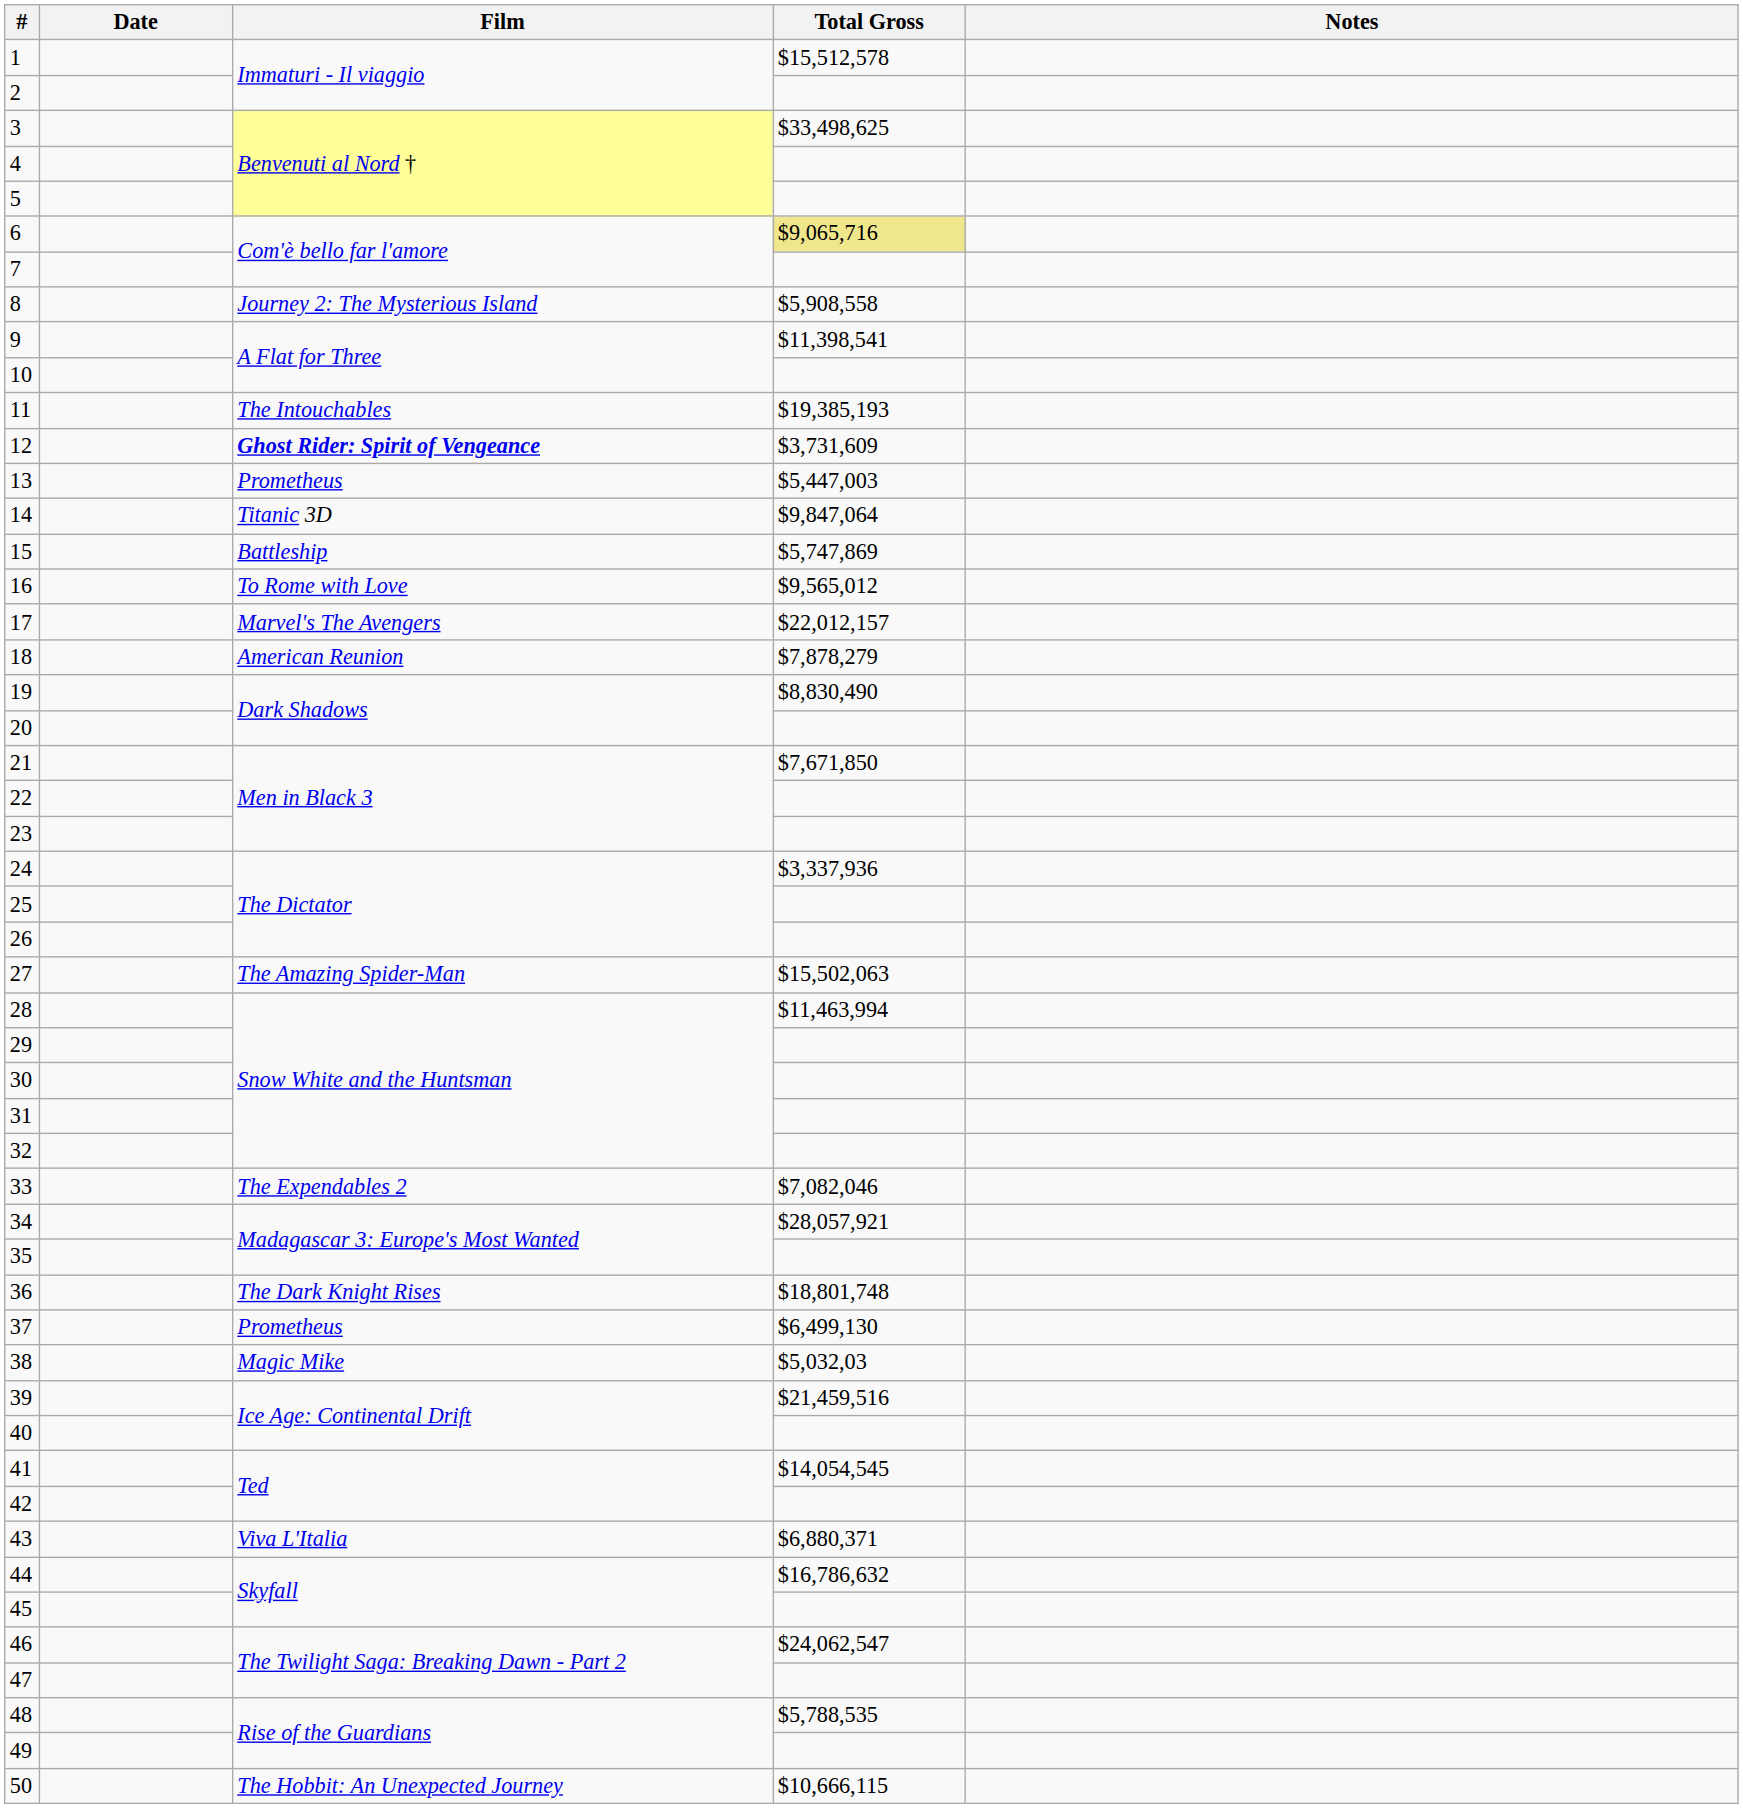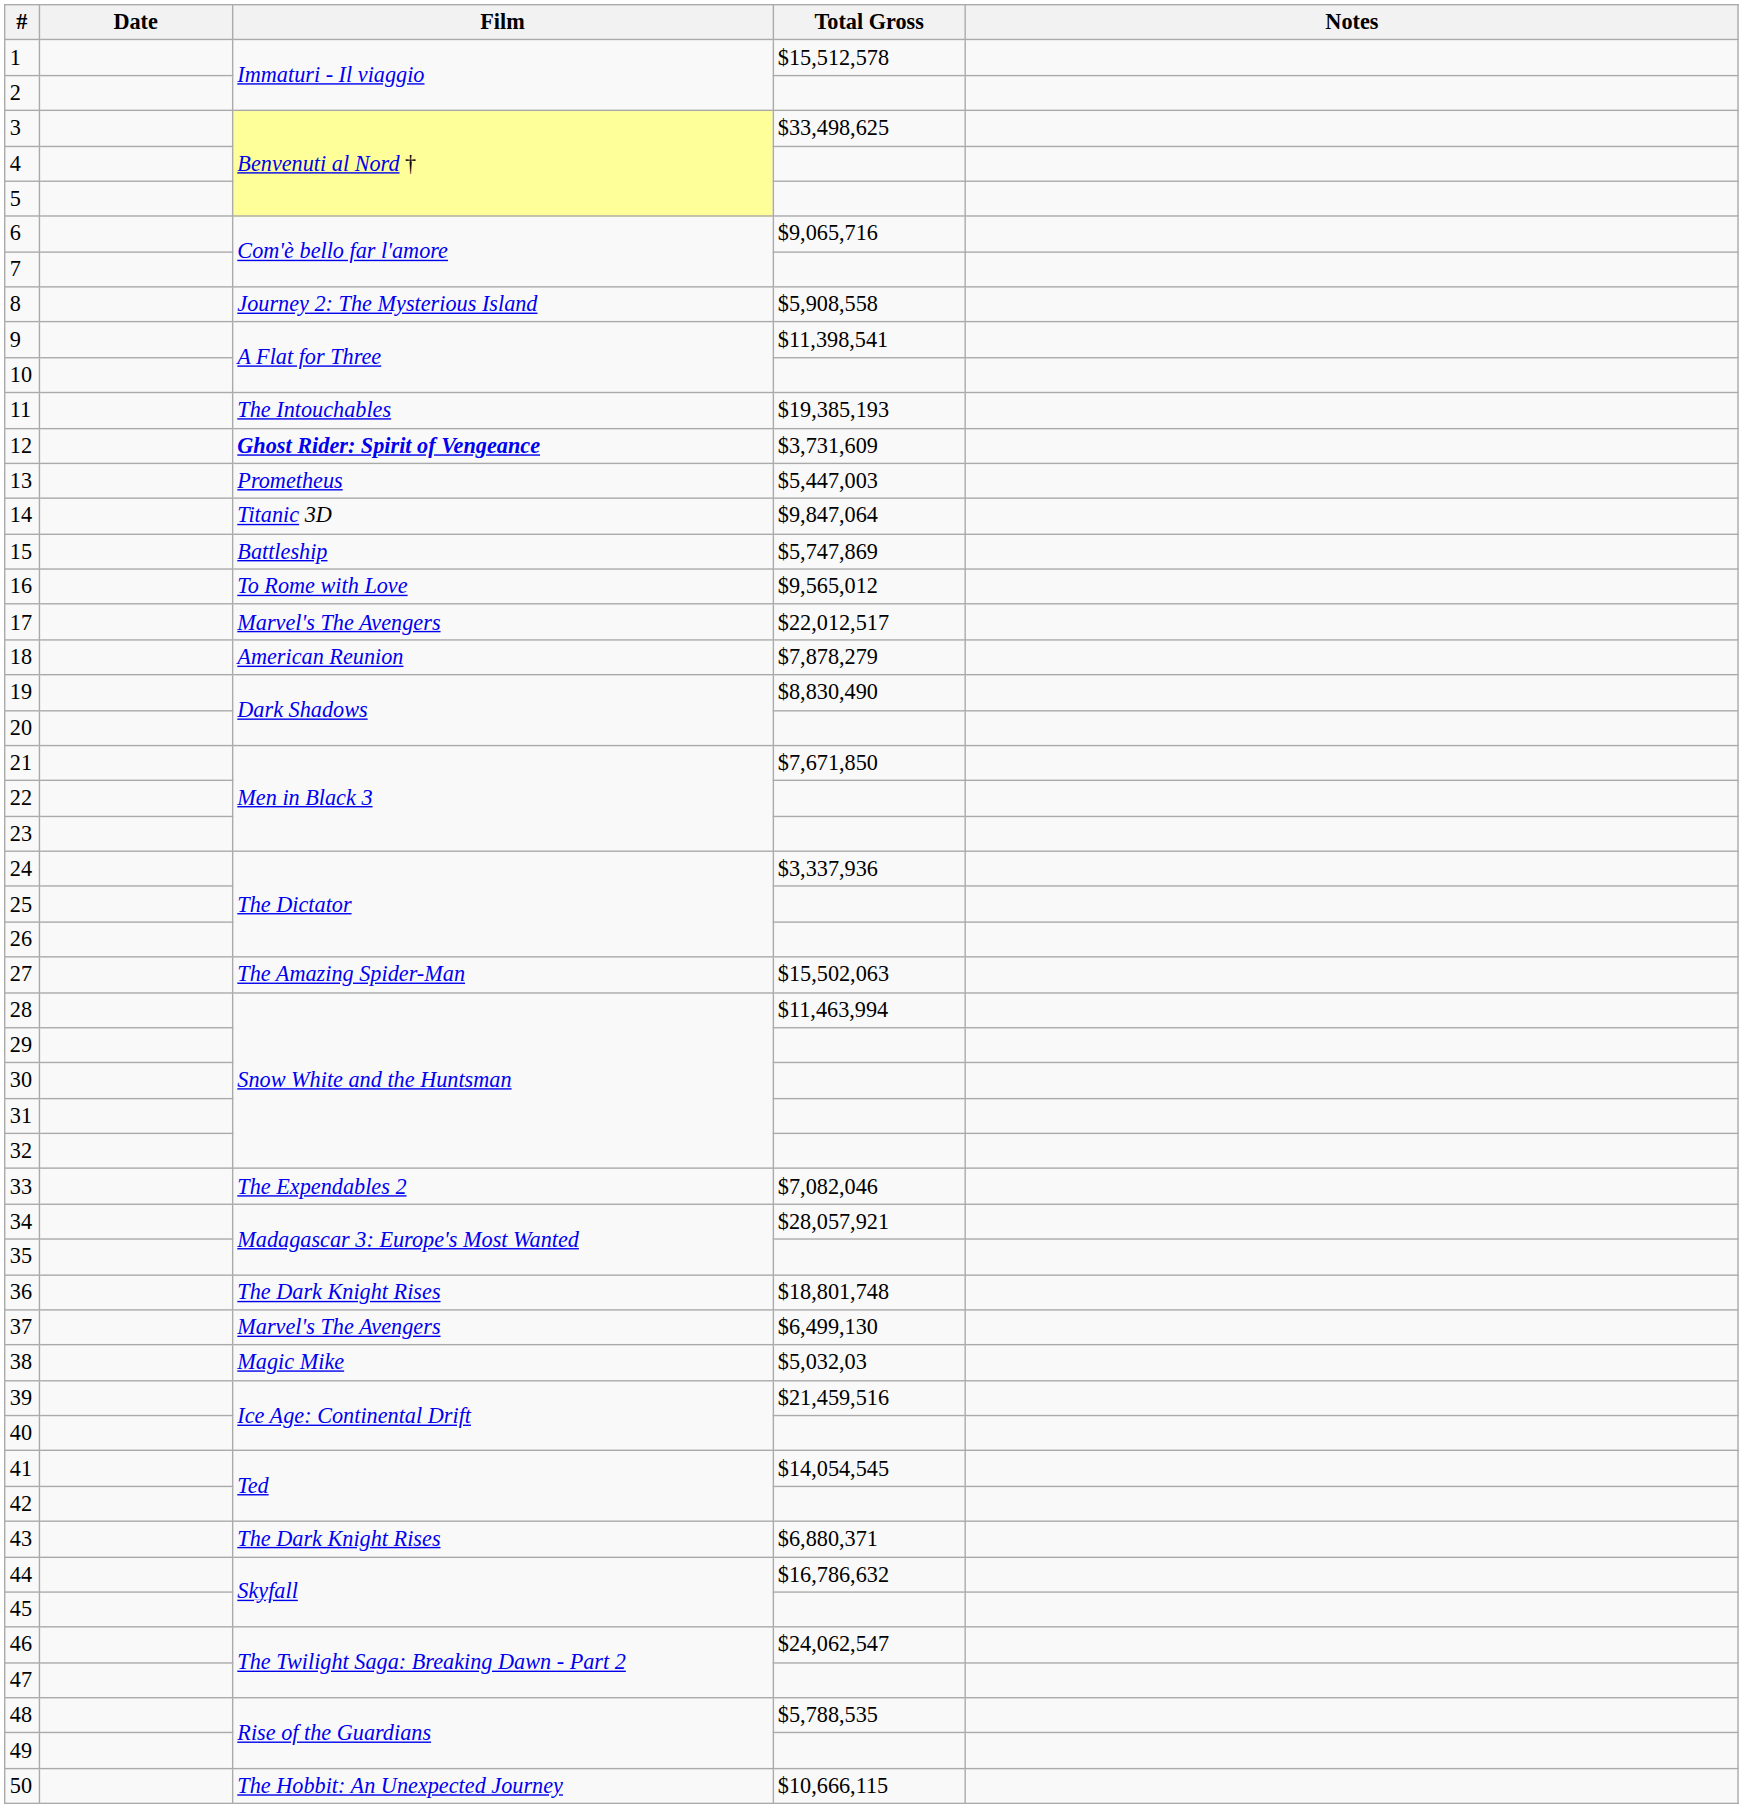(828, 233) khaki background -> (828, 233) no background
(833, 621) $22,012,157 -> (833, 621) $22,012,517
(290, 1327) Prometheus -> (339, 1327) Marvel's The Avengers
(292, 1538) Viva L'Italia -> (339, 1538) The Dark Knight Rises
